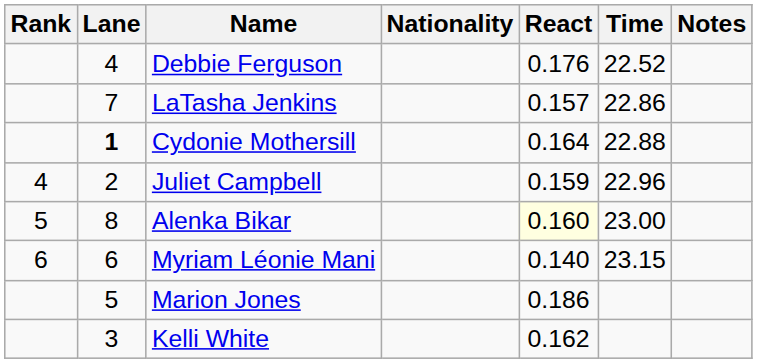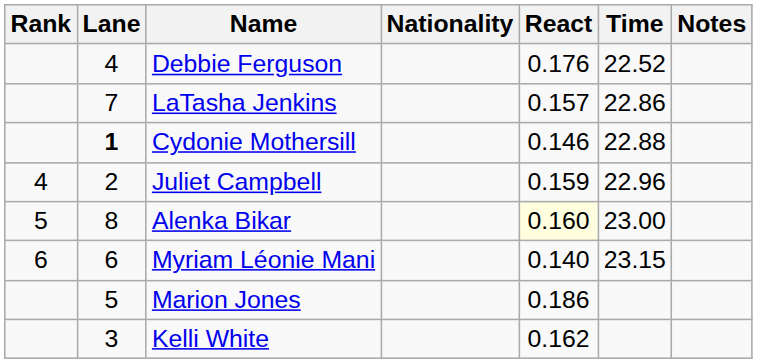(559, 142) 0.164 -> (559, 142) 0.146
